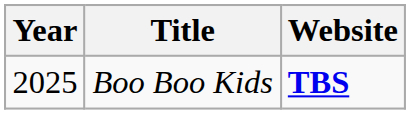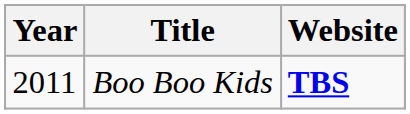(45, 81) 2025 -> (44, 81) 2011
